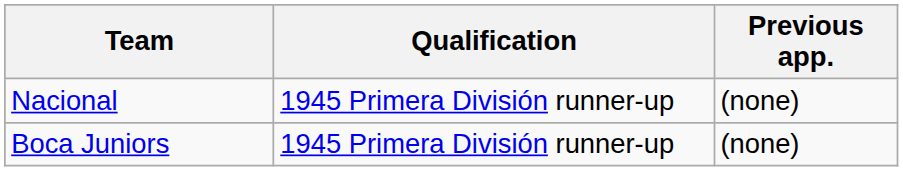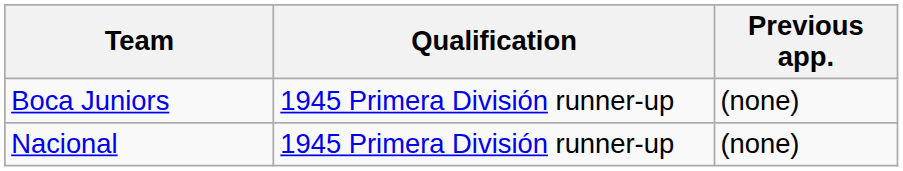rows swapped: (90, 143) <-> (64, 100)
